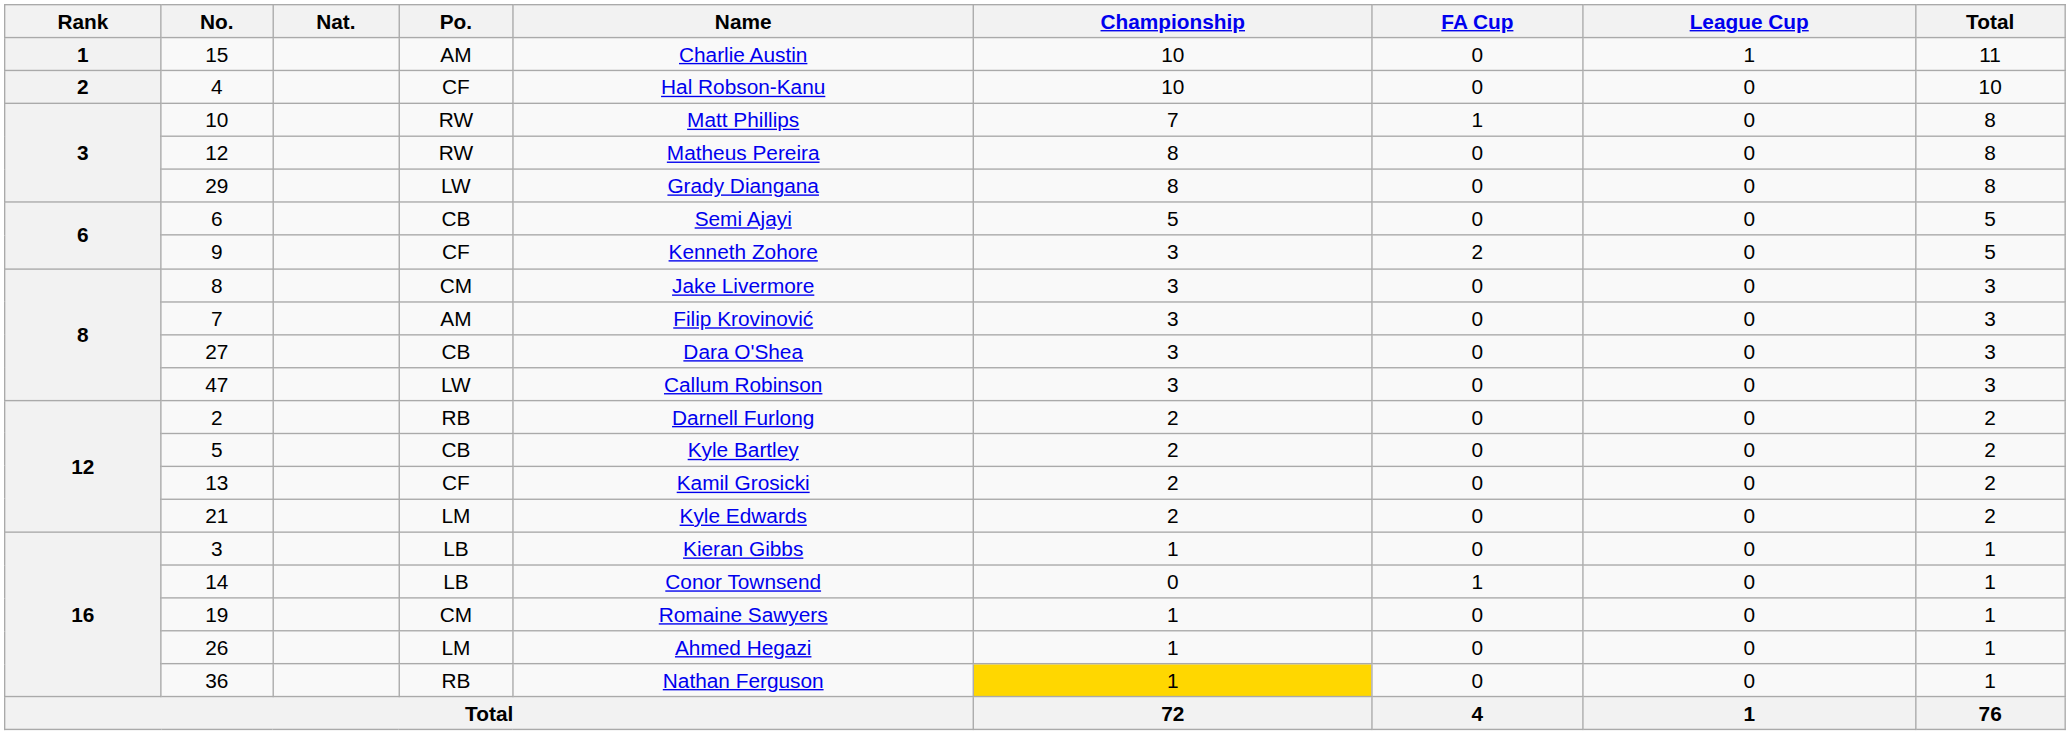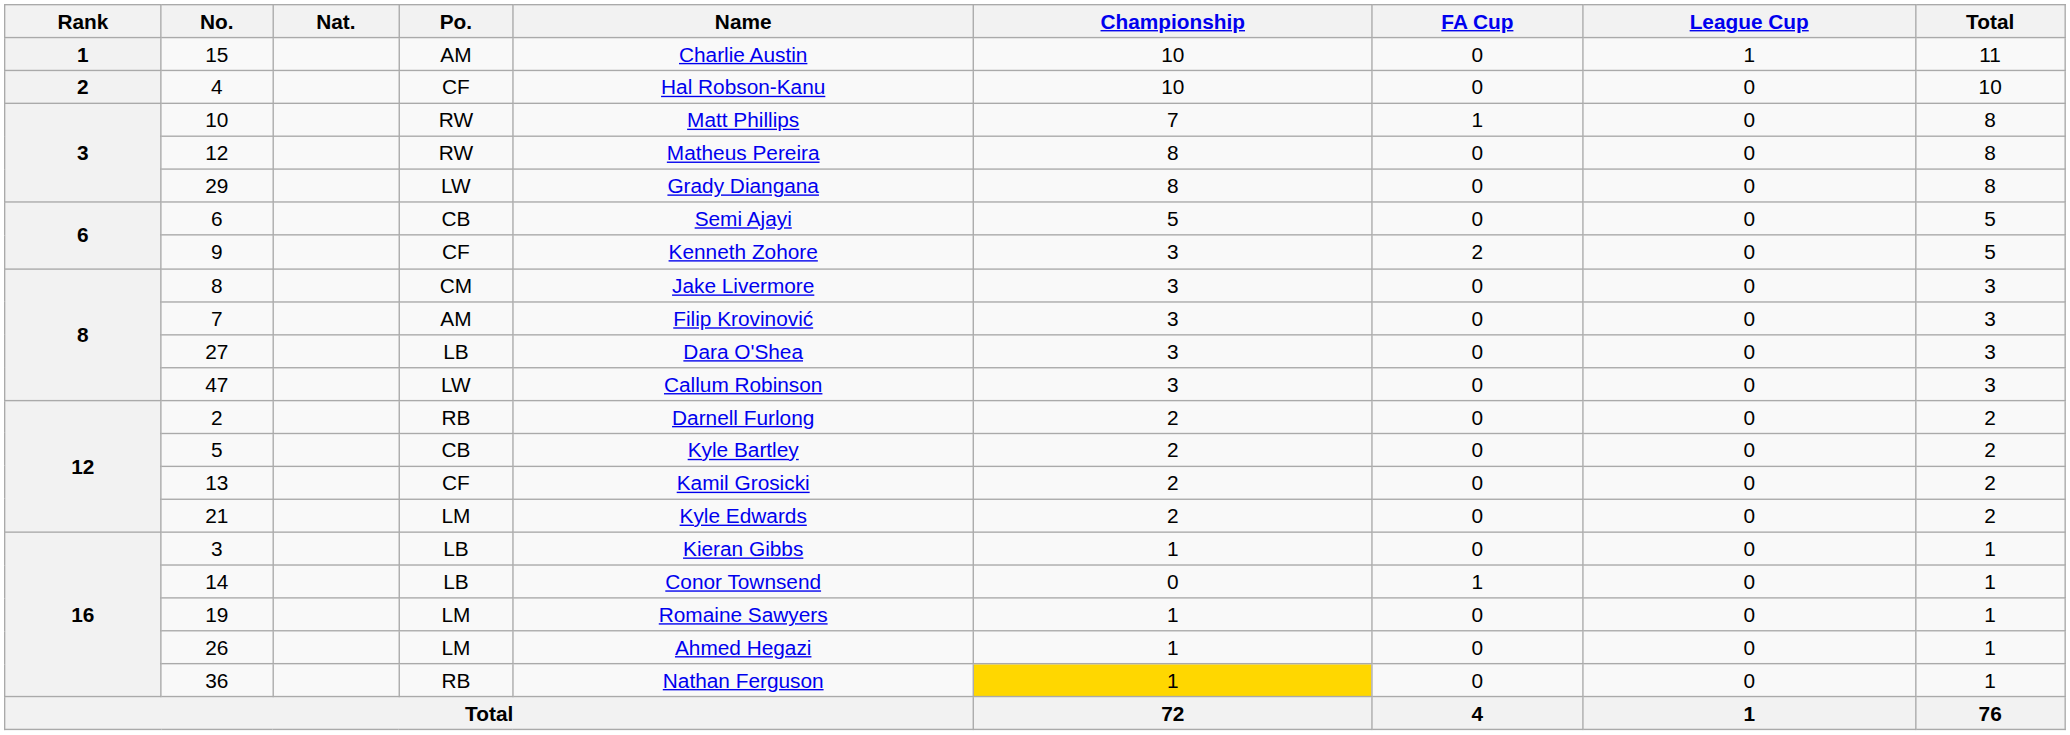(456, 351) CB -> (456, 351) LB
(456, 615) CM -> (456, 615) LM
